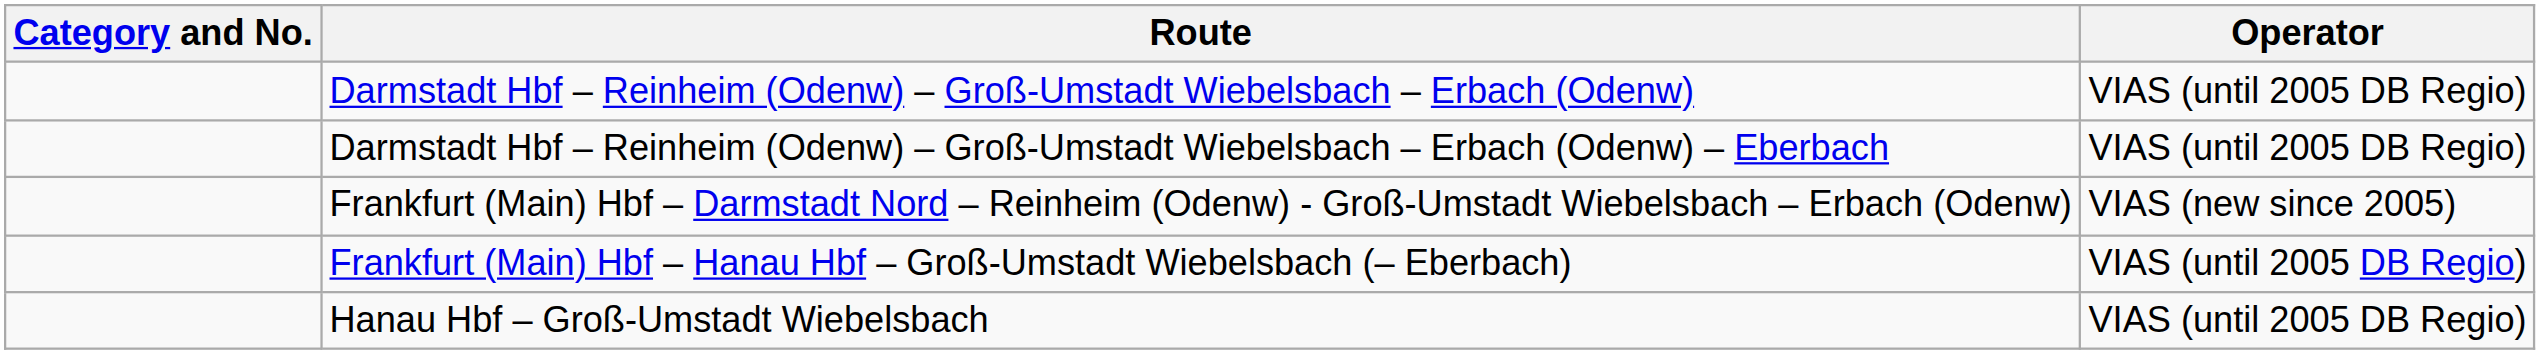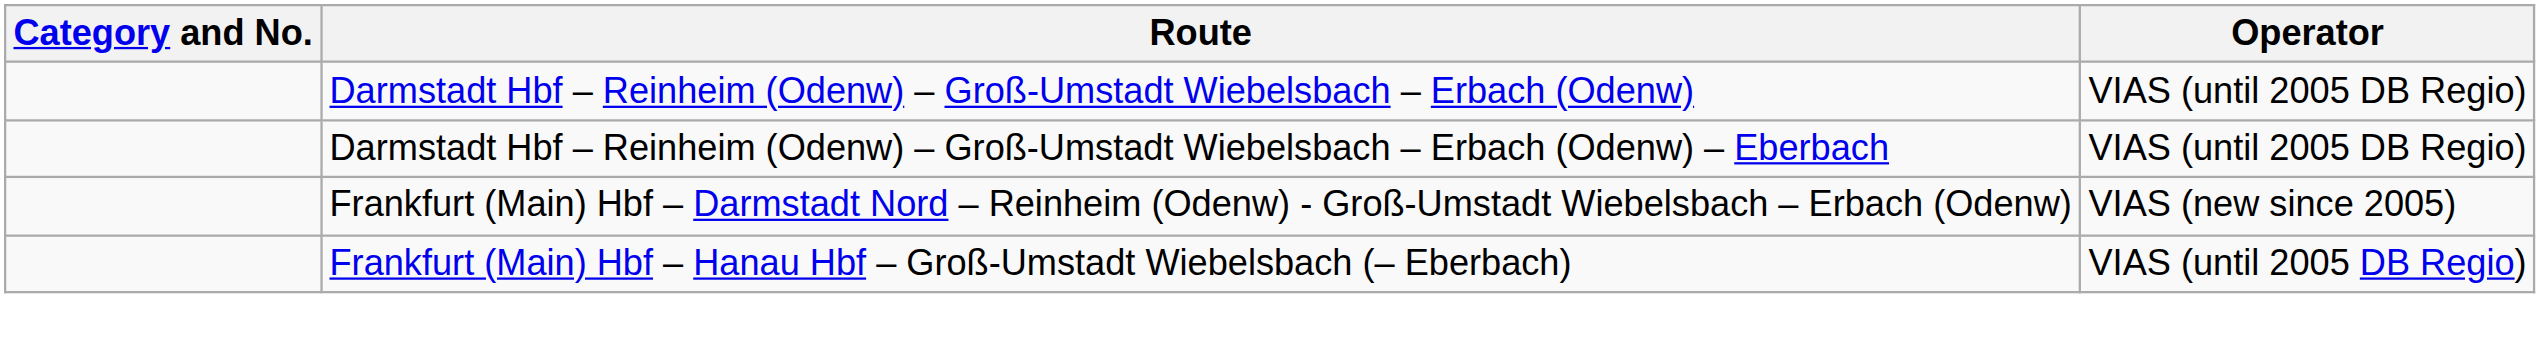- row: (659, 319)
